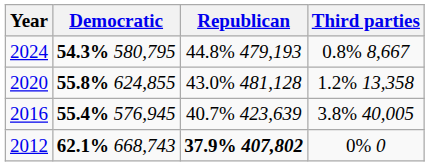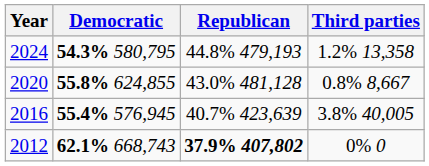(366, 51) 0.8% 8,667 -> (366, 51) 1.2% 13,358
(366, 83) 1.2% 13,358 -> (366, 83) 0.8% 8,667
